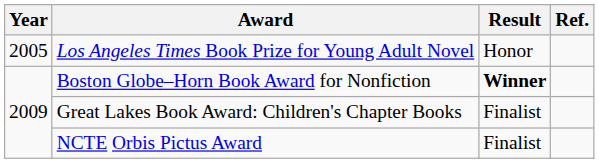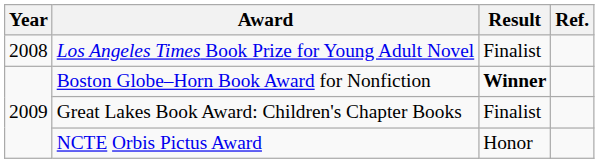(28, 50) 2005 -> (28, 50) 2008
(508, 50) Honor -> (512, 50) Finalist
(512, 142) Finalist -> (508, 142) Honor
